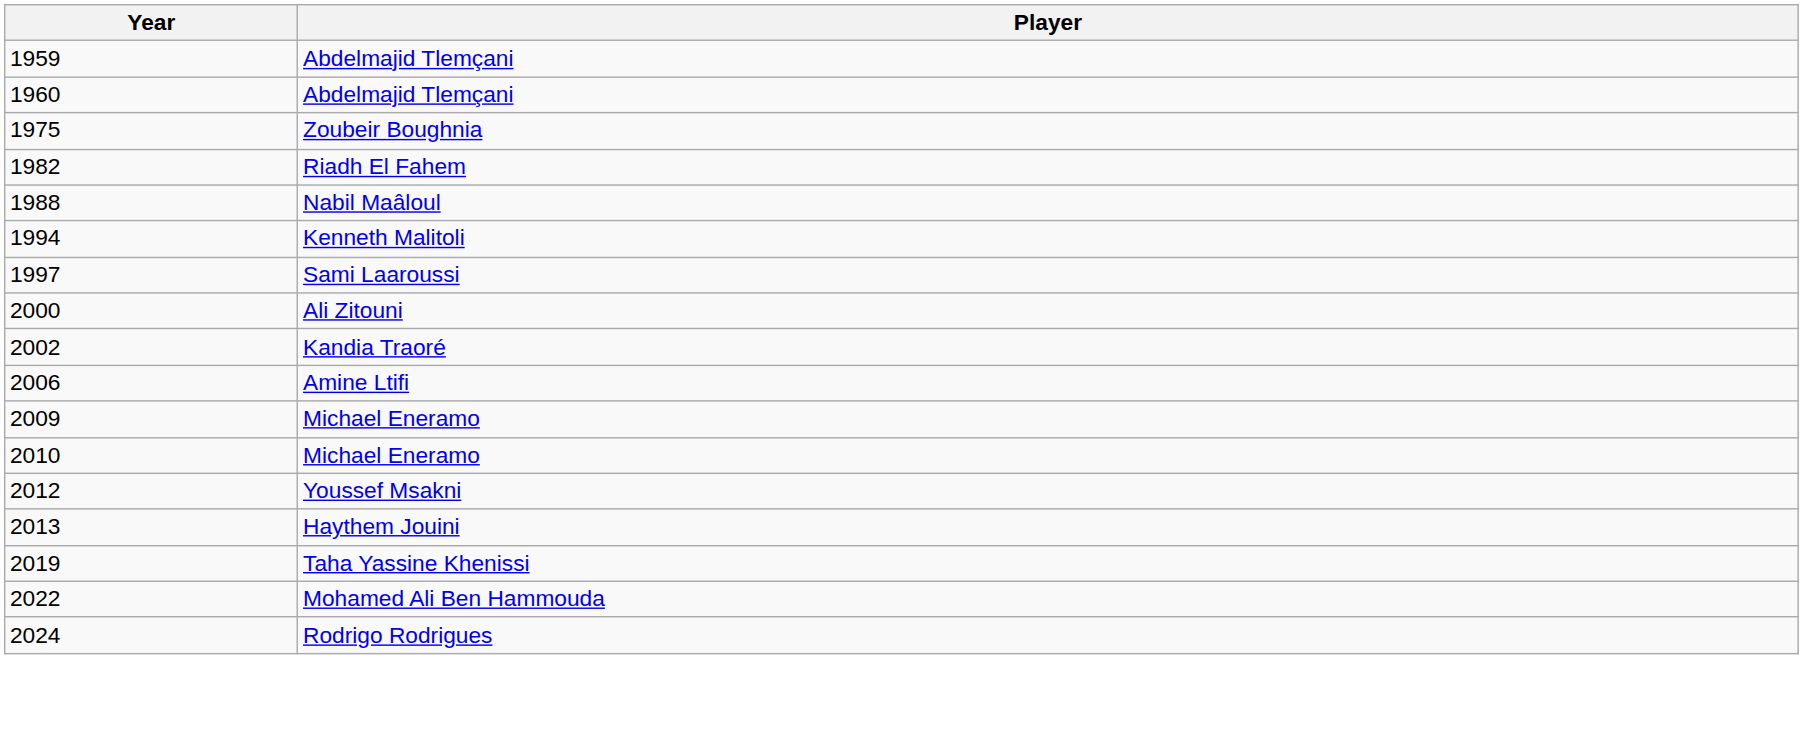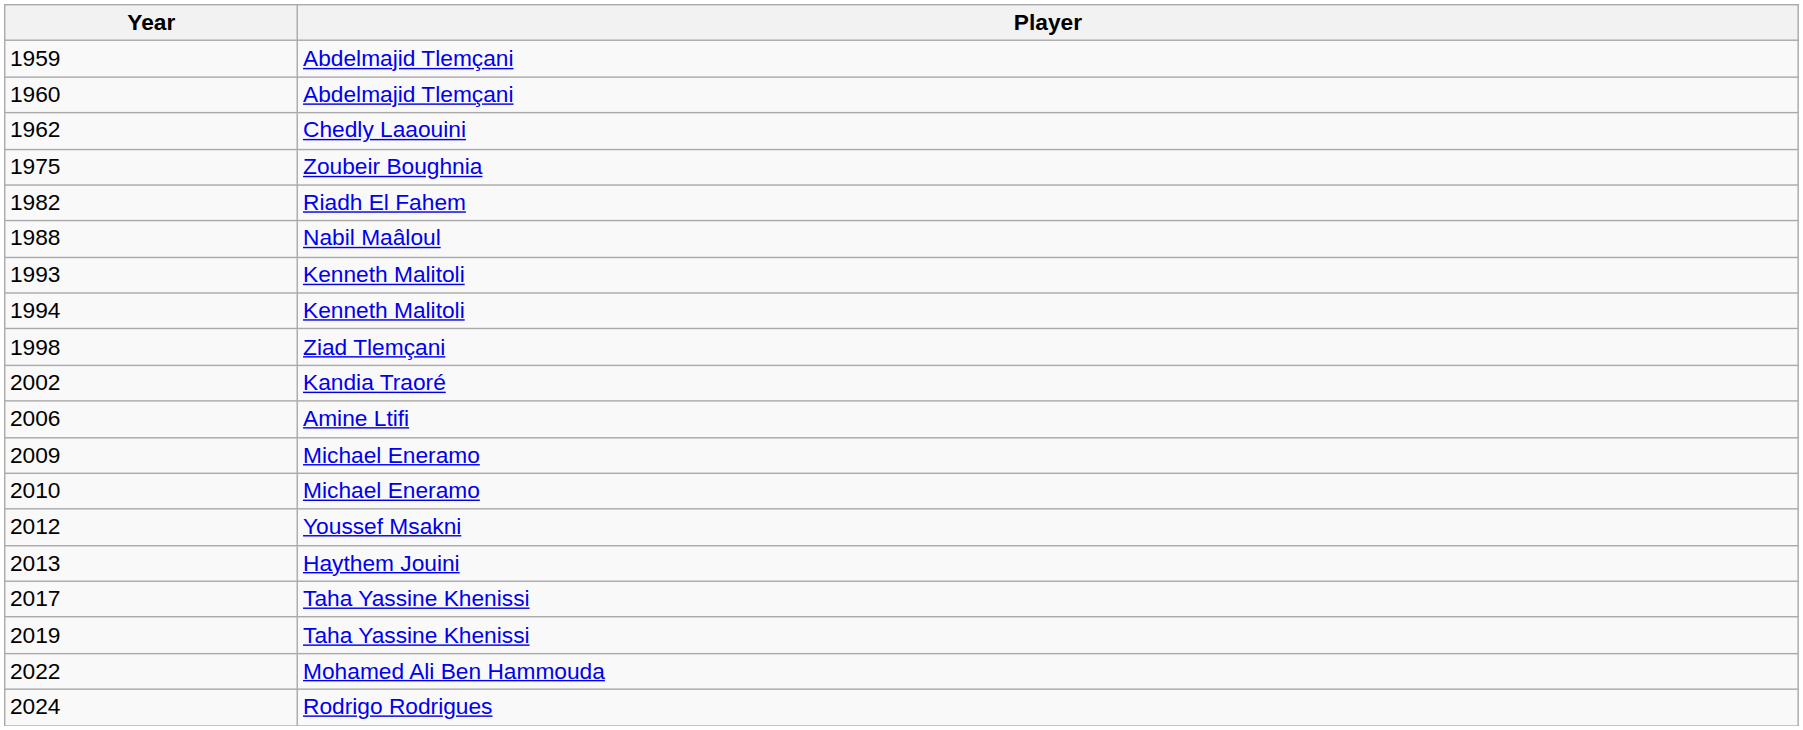+ row: (35, 130)
+ row: (35, 274)
- row: (35, 274)
+ row: (35, 346)
- row: (35, 310)
+ row: (35, 599)
